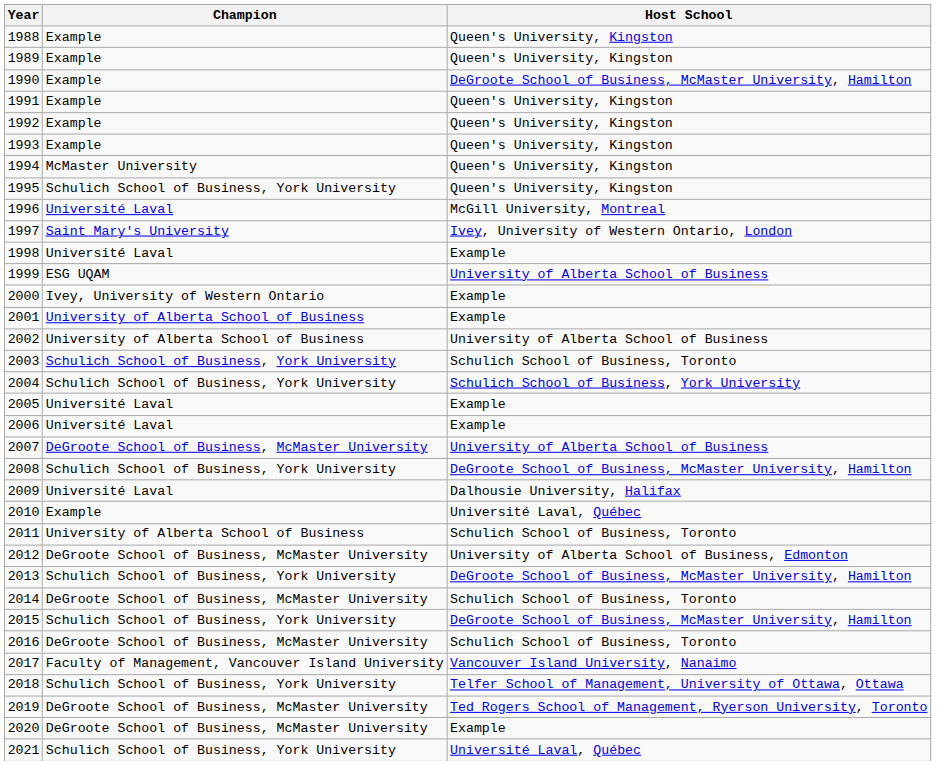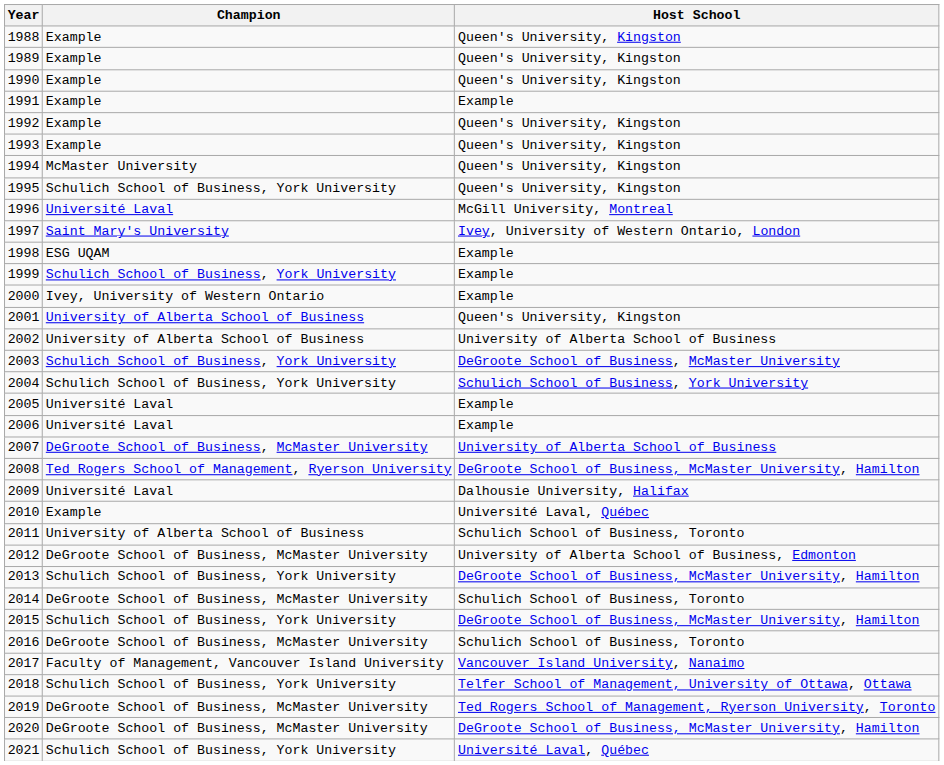(681, 80) DeGroote School of Business, McMaster University, Hamilton -> (569, 80) Queen's University, Kingston
(561, 102) Queen's University, Kingston -> (486, 102) Example
(109, 253) Université Laval -> (78, 253) ESG UQAM
(78, 275) ESG UQAM -> (221, 275) Schulich School of Business, York University
(609, 275) University of Alberta School of Business -> (486, 275) Example
(478, 318) Example -> (569, 318) Queen's University, Kingston
(593, 361) Schulich School of Business, Toronto -> (649, 361) DeGroote School of Business, McMaster University
(221, 469) Schulich School of Business, York University -> (249, 469) Ted Rogers School of Management, Ryerson University
(478, 728) Example -> (689, 728) DeGroote School of Business, McMaster University, Hamilton
